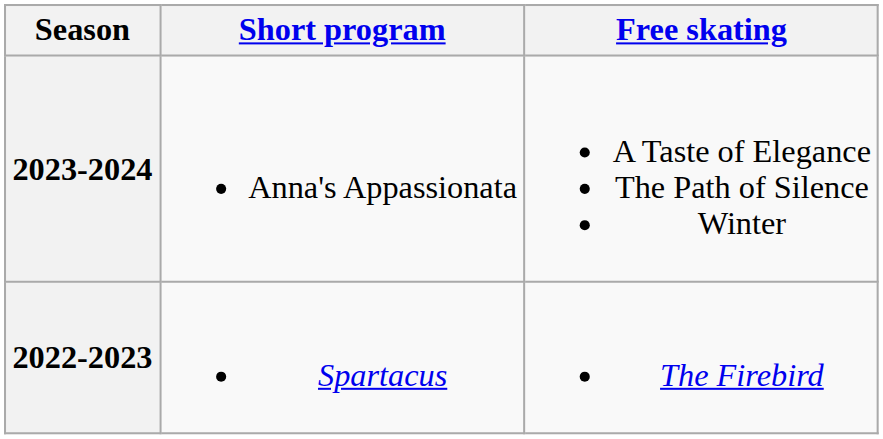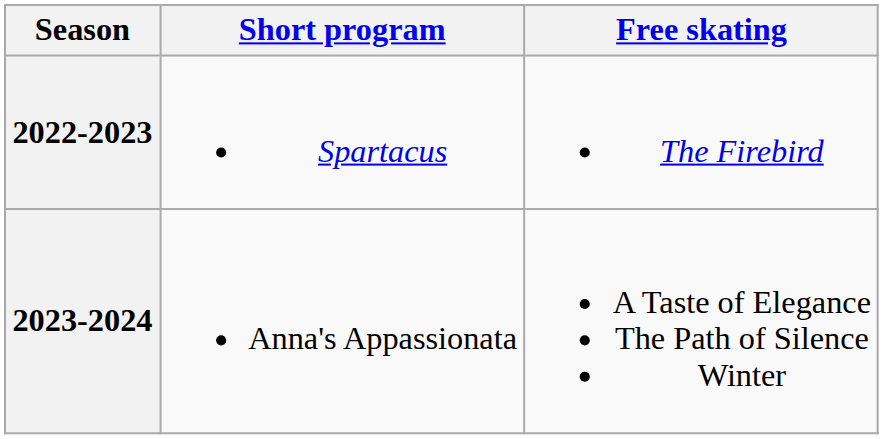rows swapped: (82, 168) <-> (82, 356)
